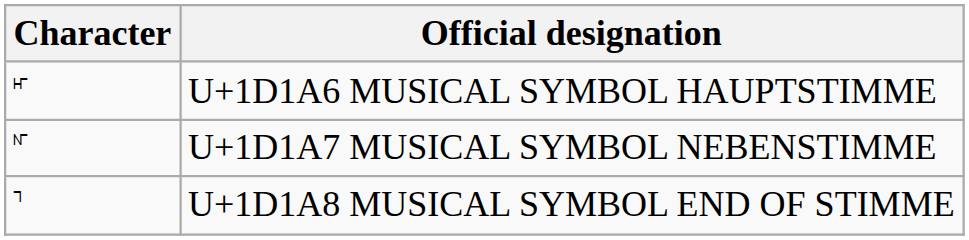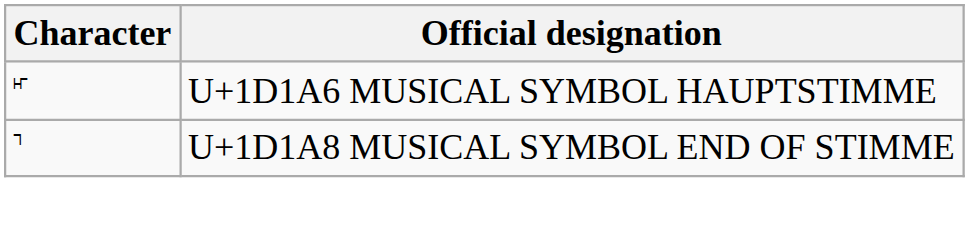- row: (562, 147)
